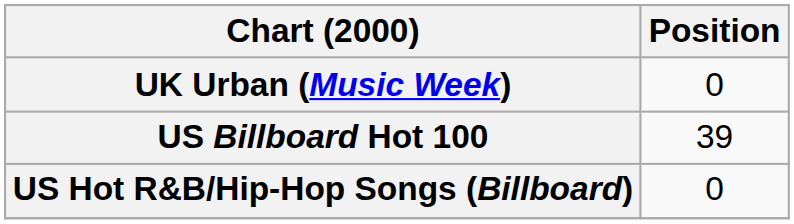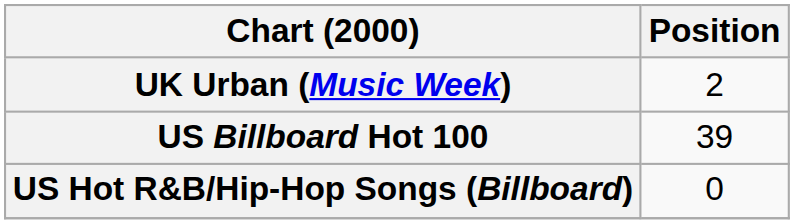(715, 84) 0 -> (715, 84) 2
